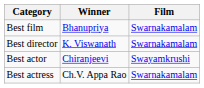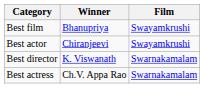(164, 28) Swarnakamalam -> (160, 28) Swayamkrushi
rows swapped: (32, 43) <-> (27, 59)
